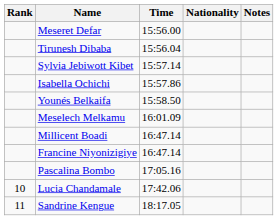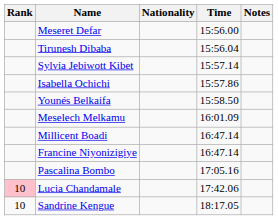columns swapped: (212, 13) <-> (161, 13)
(20, 188) no background -> (20, 188) pink background
(20, 205) 11 -> (20, 205) 10
